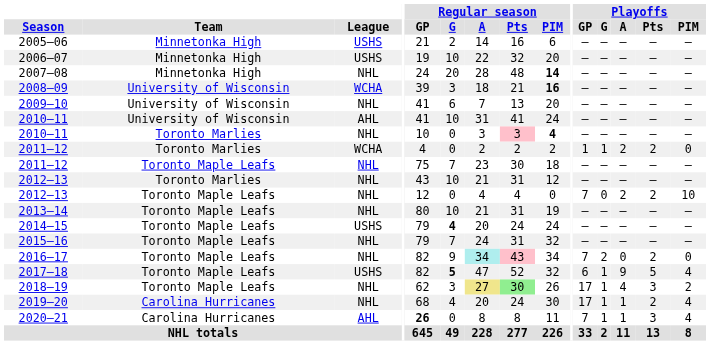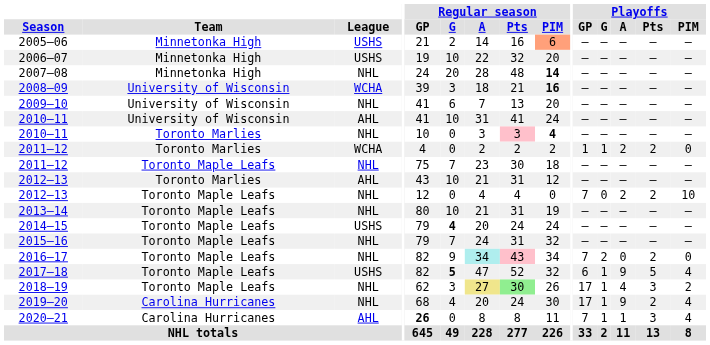(553, 42) no background -> (553, 42) lightsalmon background
(368, 180) NHL -> (368, 180) AHL
(623, 302) 1 -> (623, 302) 9
